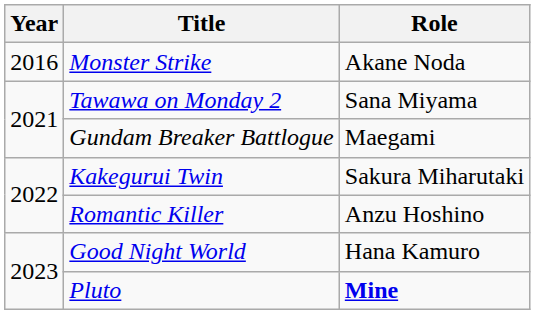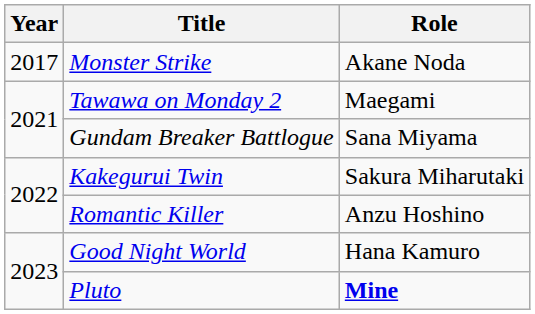(34, 61) 2016 -> (34, 61) 2017
(411, 99) Sana Miyama -> (390, 99) Maegami
(390, 137) Maegami -> (411, 137) Sana Miyama
